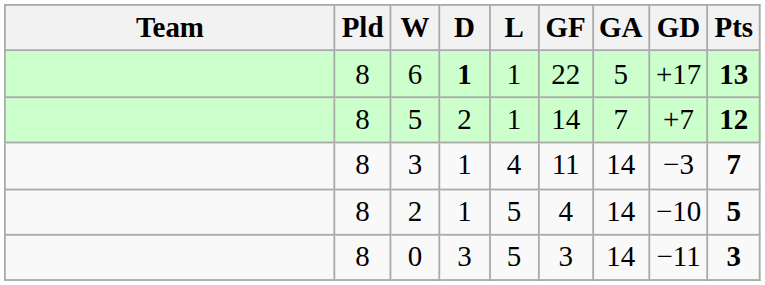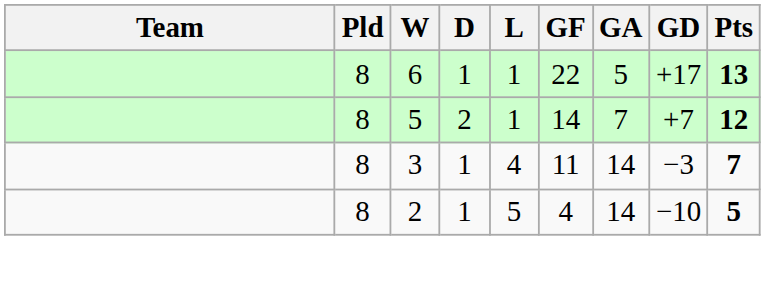(465, 73) bold -> (465, 73) normal
- row: (415, 257)
